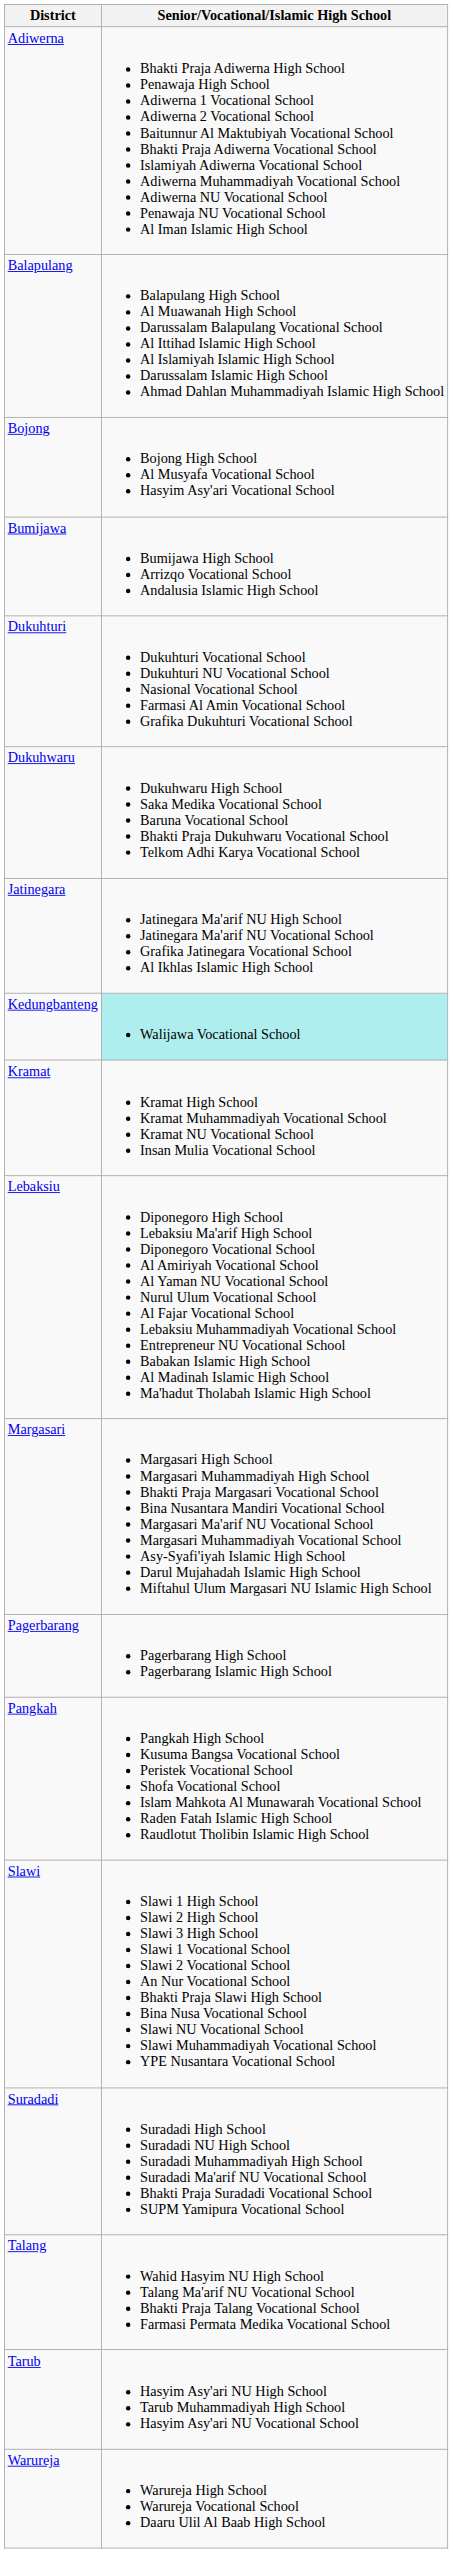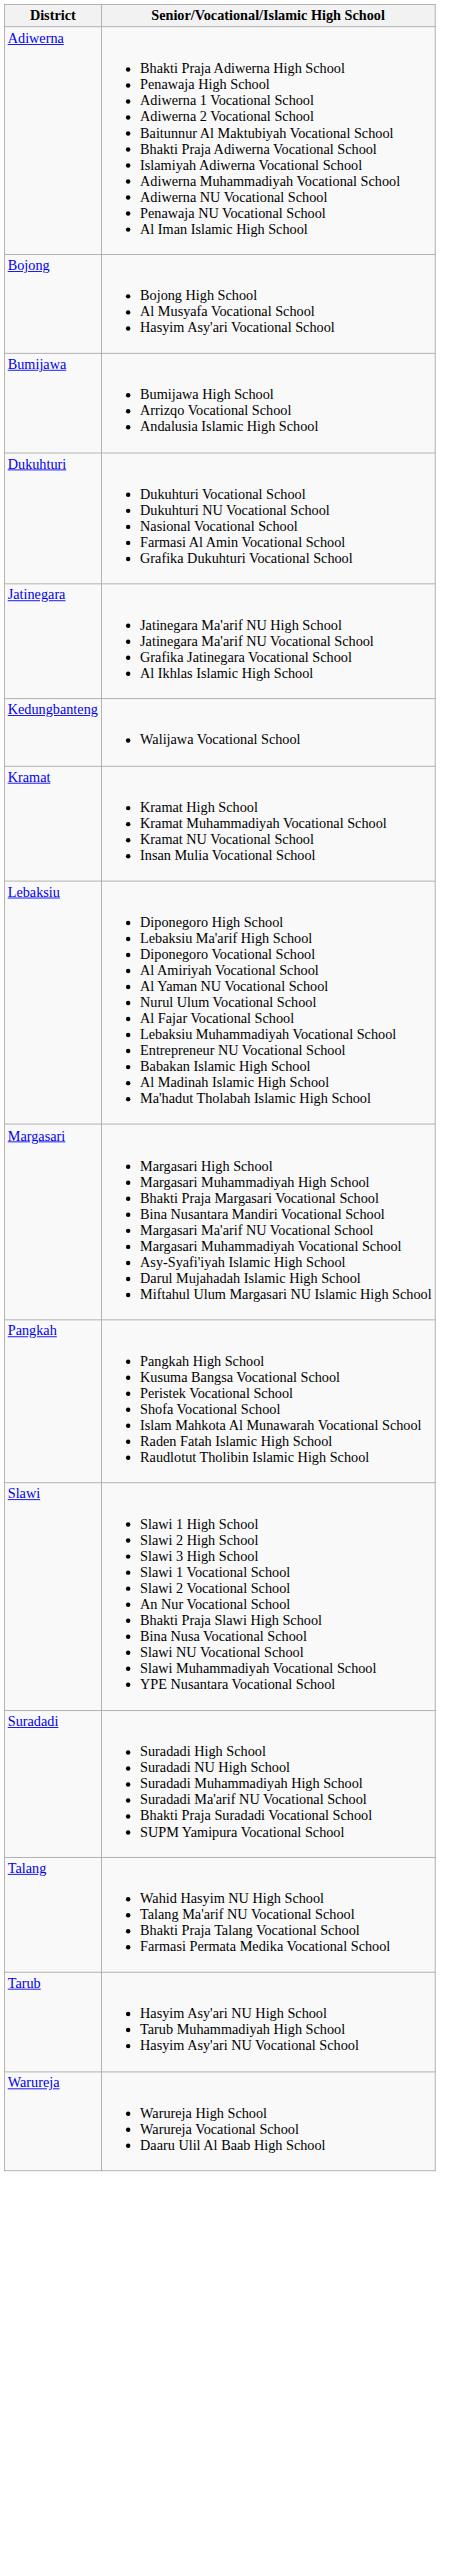- row: (40, 265)
- row: (41, 758)
(274, 1035) paleturquoise background -> (268, 740) no background
- row: (43, 1625)
